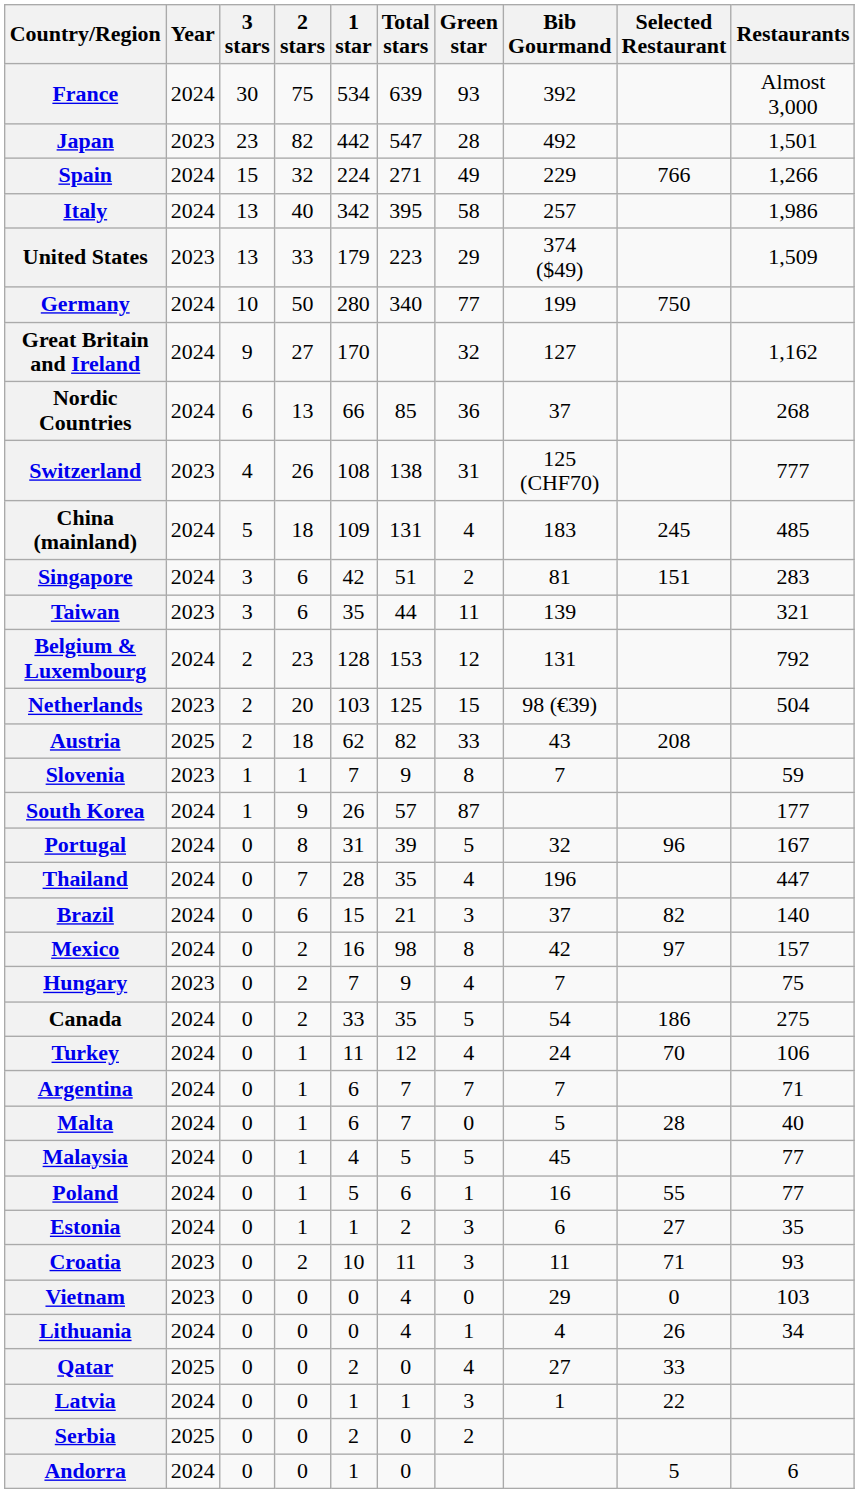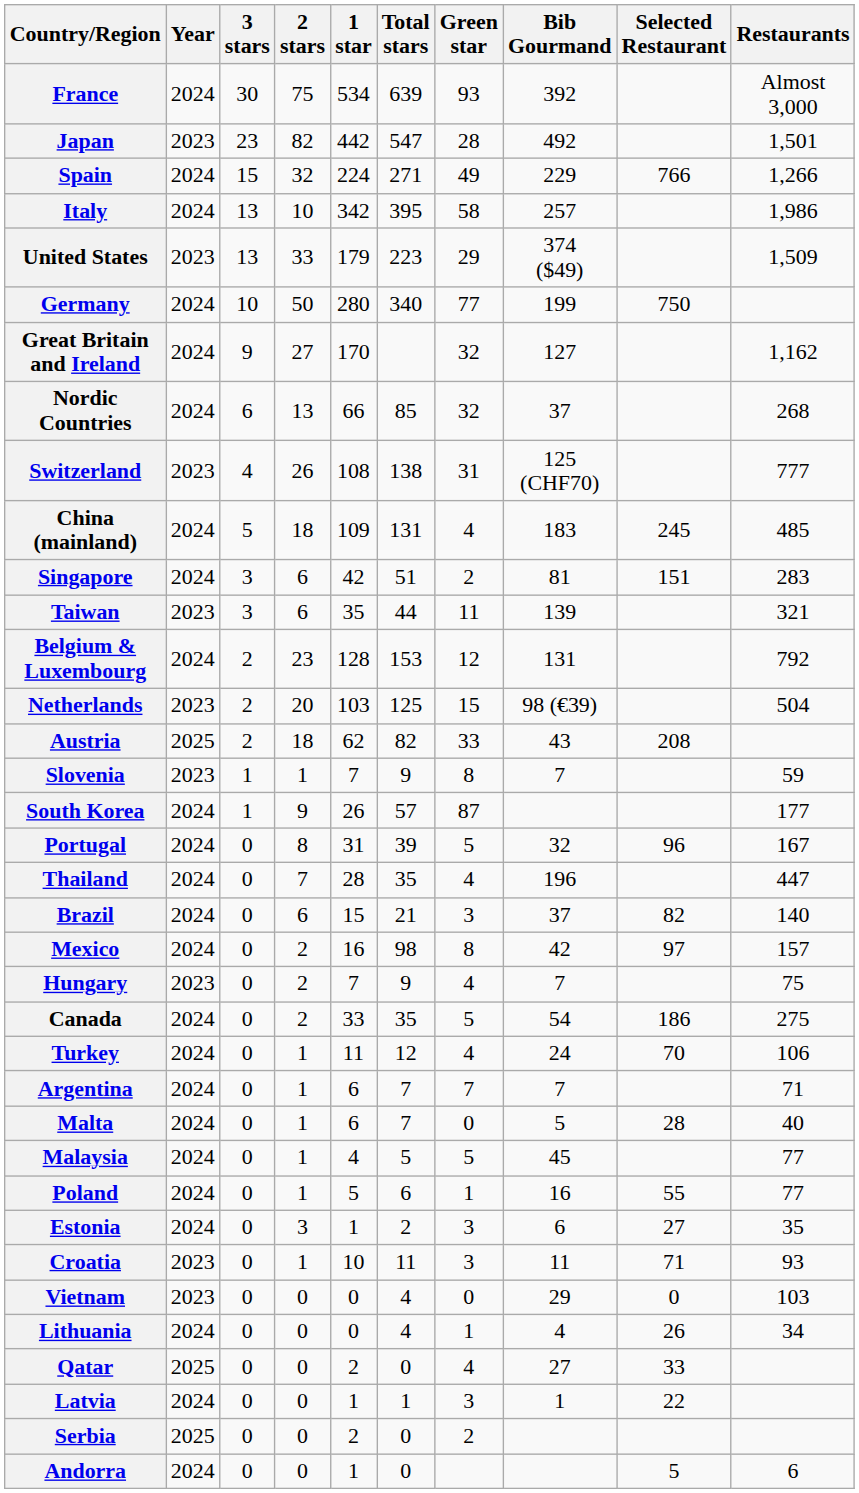(302, 210) 40 -> (302, 210) 10
(469, 410) 36 -> (469, 410) 32
(302, 1227) 1 -> (302, 1227) 3
(302, 1262) 2 -> (302, 1262) 1
